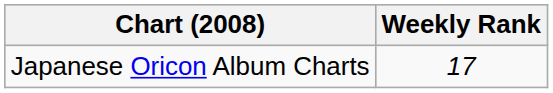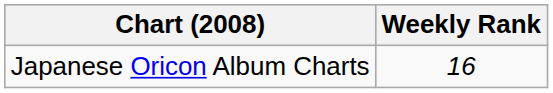(461, 66) 17 -> (461, 66) 16
